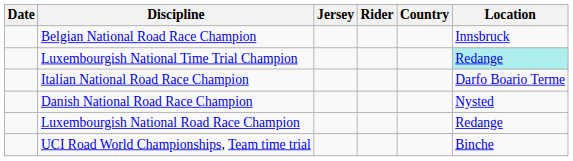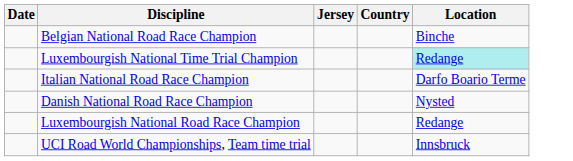- column: (377, 15)
(482, 36) Innsbruck -> (435, 36) Binche
(475, 144) Binche -> (443, 144) Innsbruck
